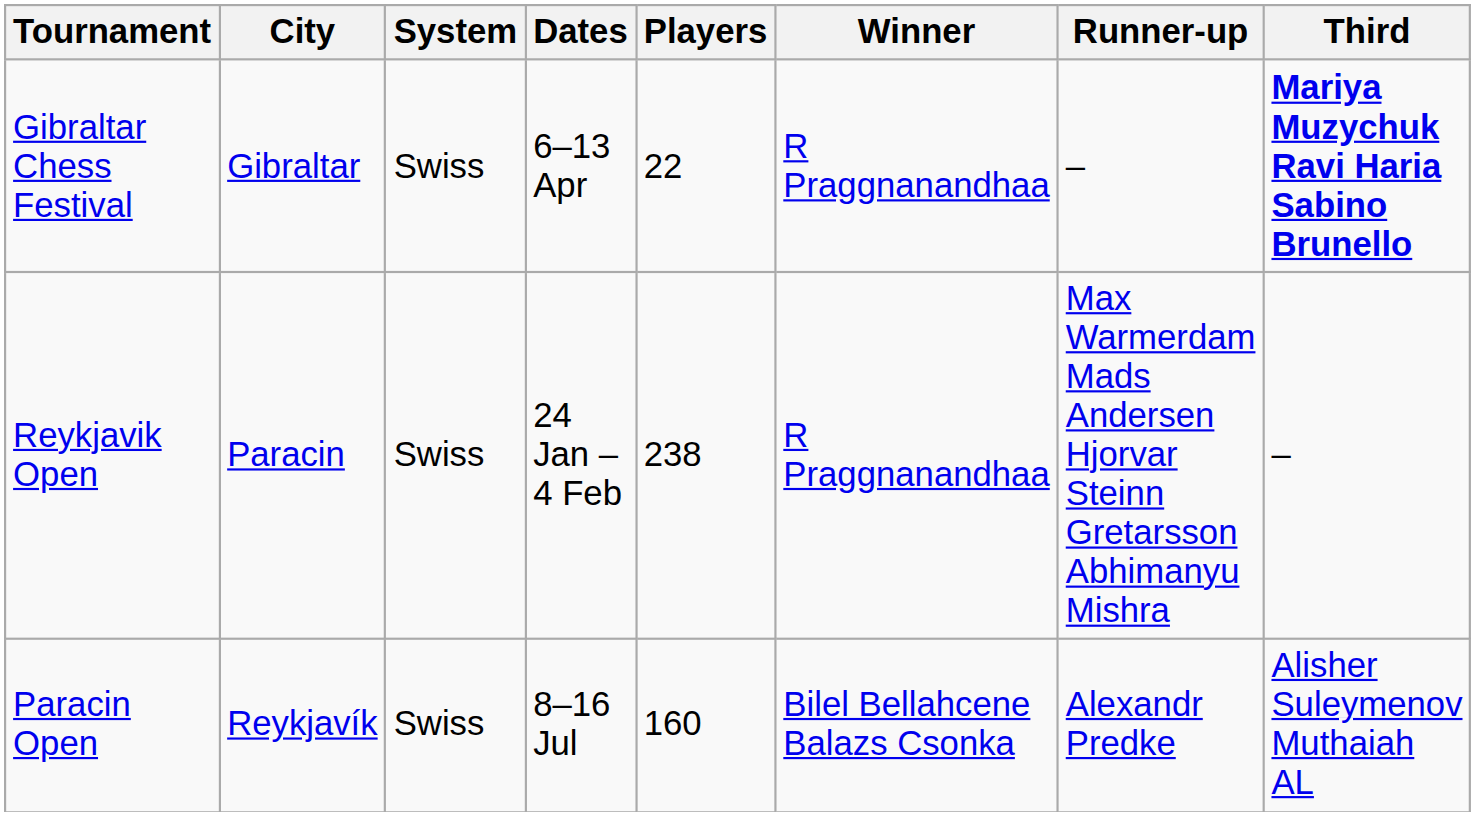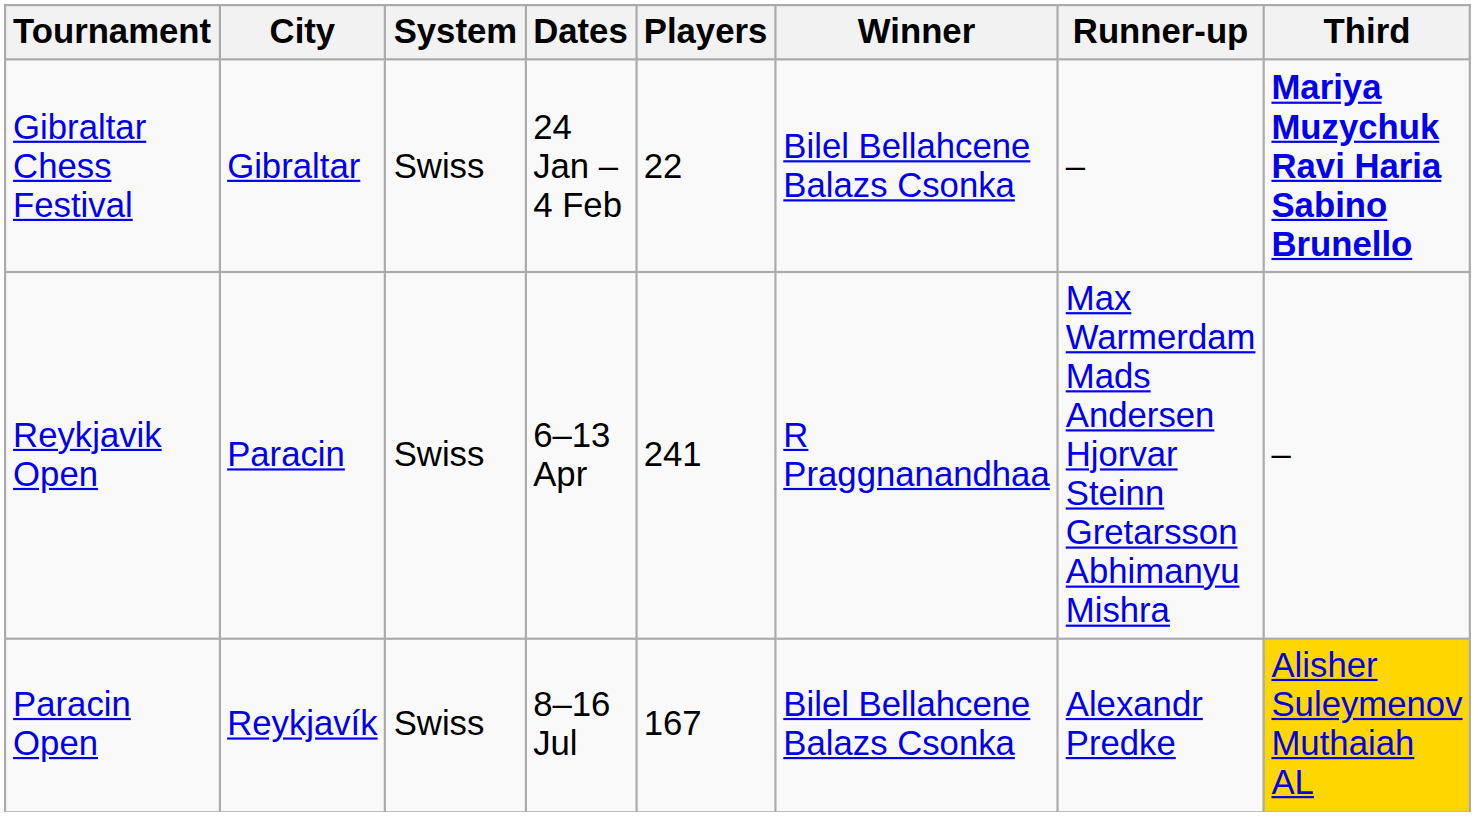(572, 165) 6–13 Apr -> (578, 165) 24 Jan – 4 Feb
(917, 165) R Praggnanandhaa -> (907, 165) Bilel Bellahcene Balazs Csonka
(578, 454) 24 Jan – 4 Feb -> (572, 454) 6–13 Apr
(673, 454) 238 -> (673, 454) 241
(673, 724) 160 -> (673, 724) 167
(1367, 724) no background -> (1367, 724) gold background
